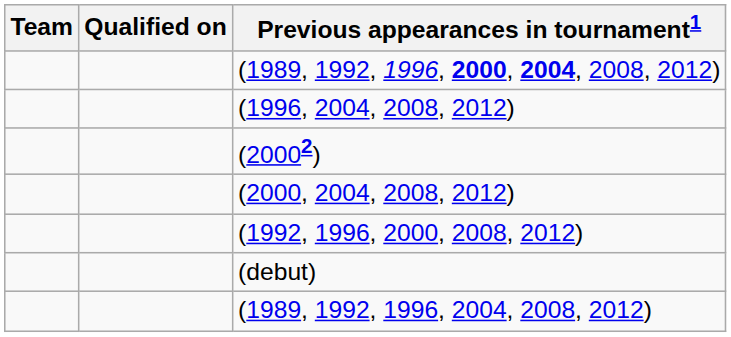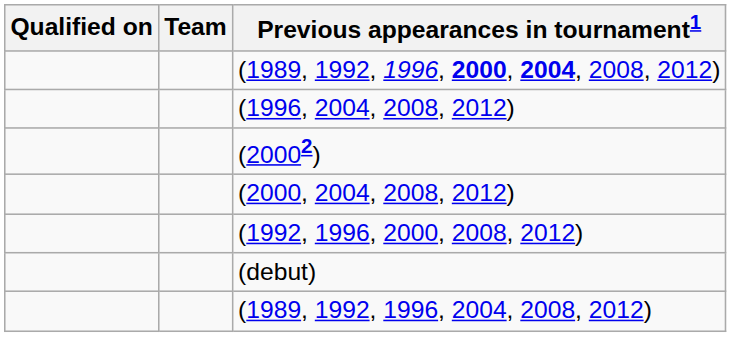columns swapped: (42, 27) <-> (156, 27)
